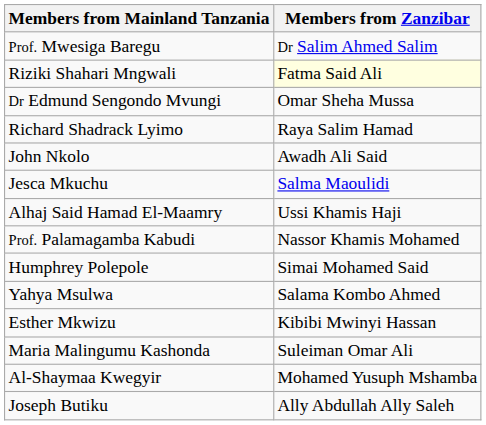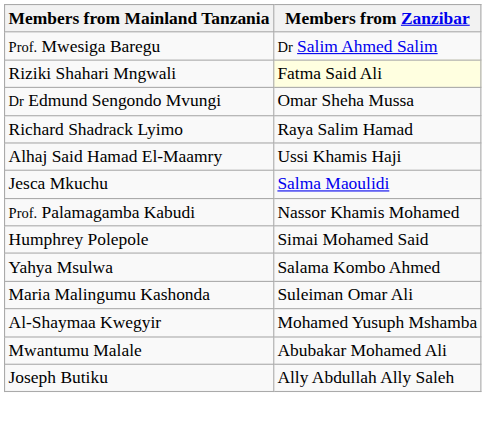- row: (49, 156)
rows swapped: (115, 211) <-> (58, 184)
- row: (62, 322)
+ row: (75, 350)
